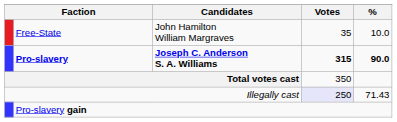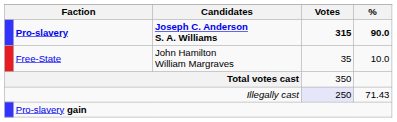rows swapped: (42, 58) <-> (38, 32)
